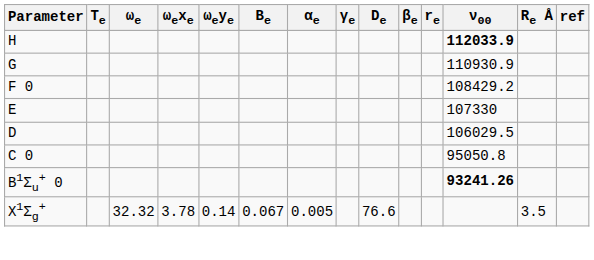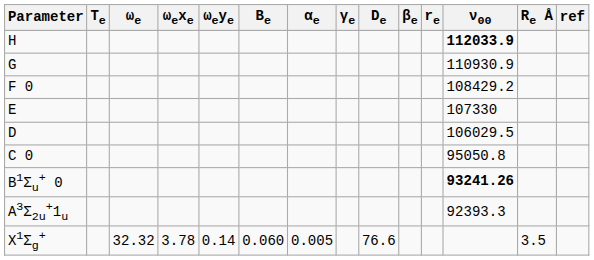+ row: (38, 211)
(263, 211) 0.067 -> (263, 241) 0.060
